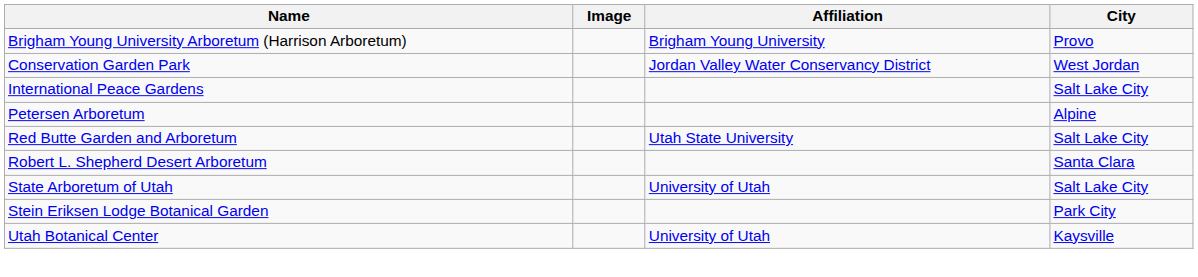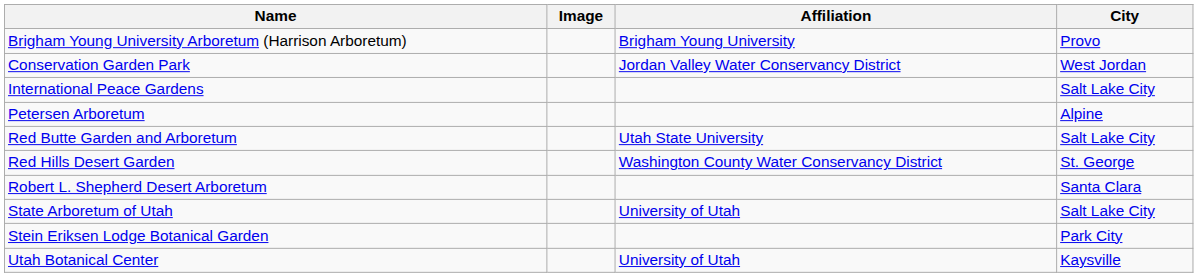+ row: (91, 162)
